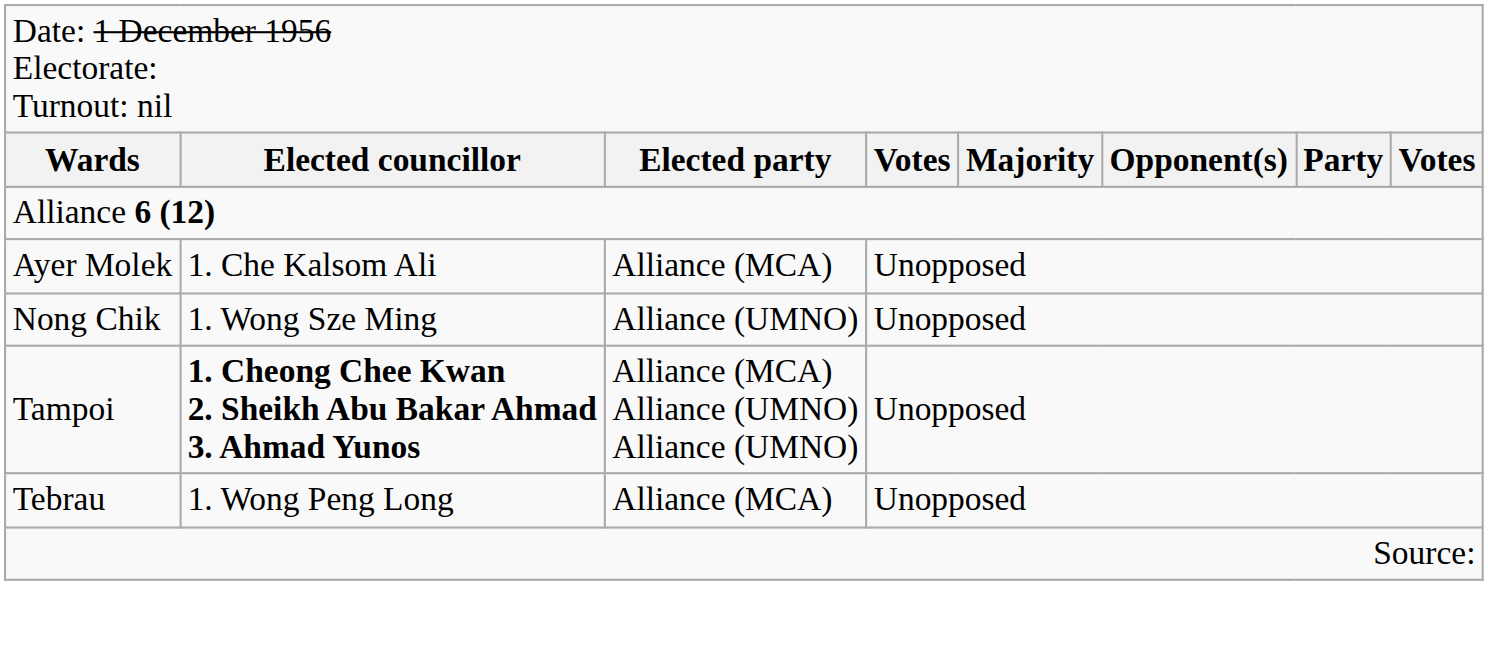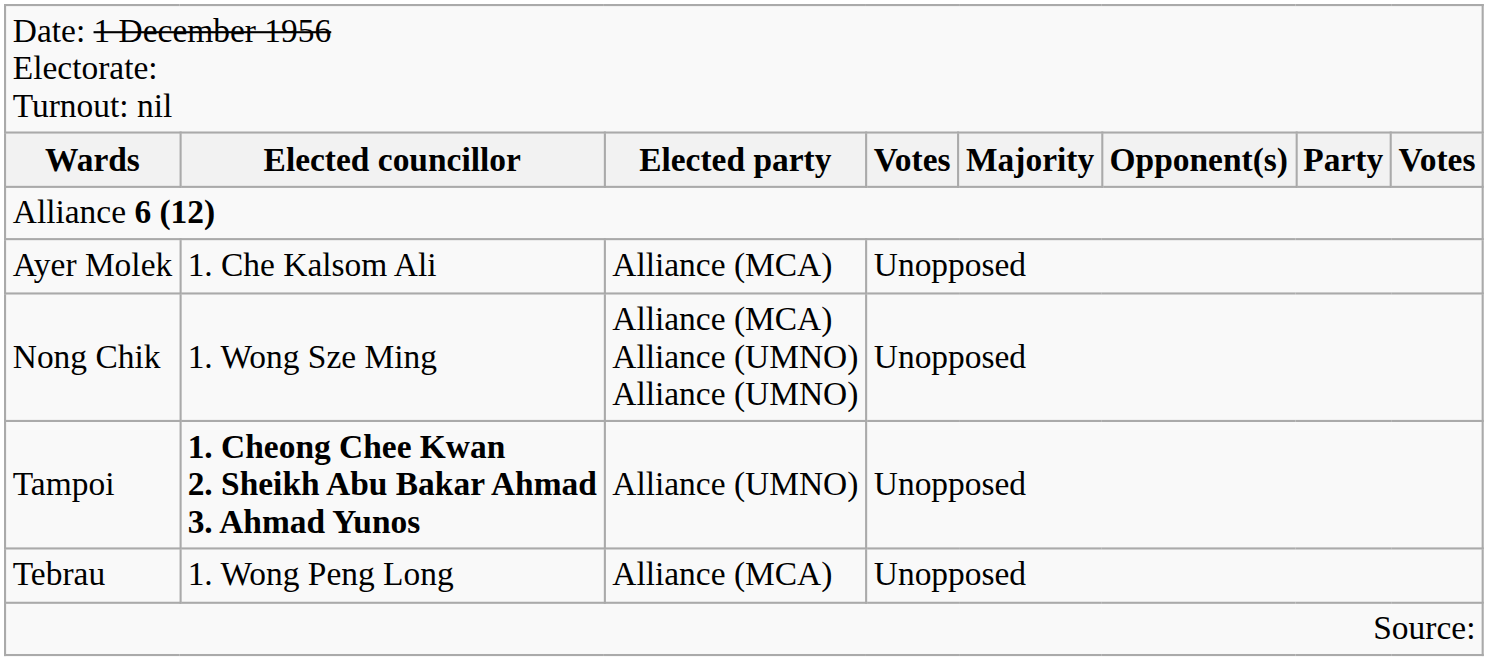(735, 318) Alliance (UMNO) -> (735, 356) Alliance (MCA) Alliance (UMNO) Alliance (UMNO)
(735, 409) Alliance (MCA) Alliance (UMNO) Alliance (UMNO) -> (735, 484) Alliance (UMNO)
